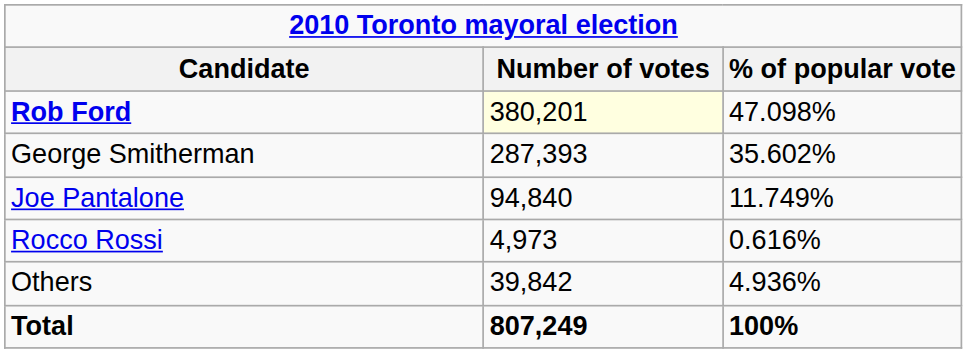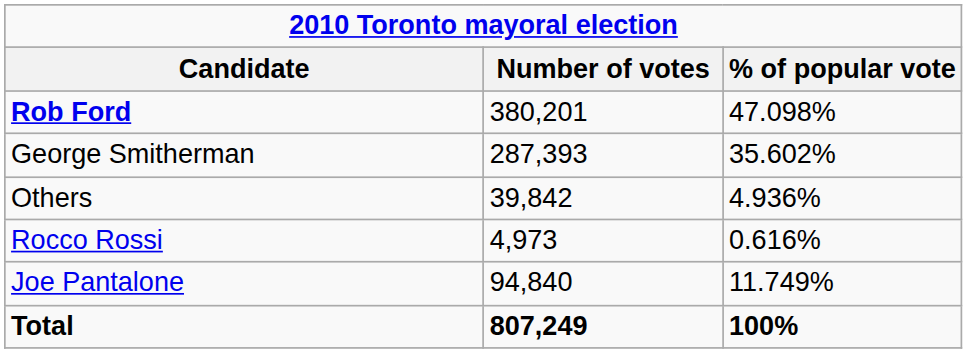(539, 111) lightyellow background -> (539, 111) no background
rows swapped: (98, 197) <-> (52, 283)
